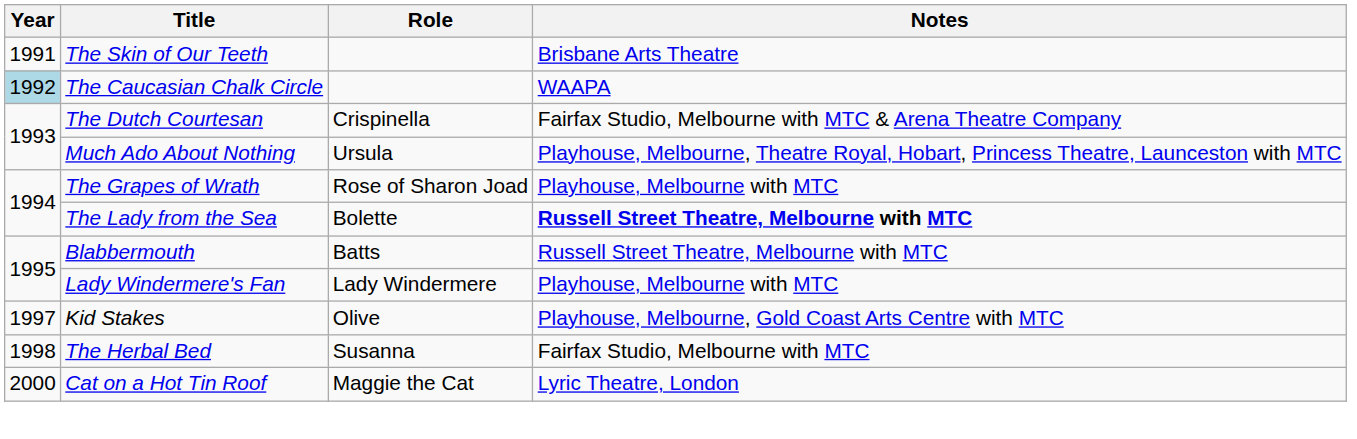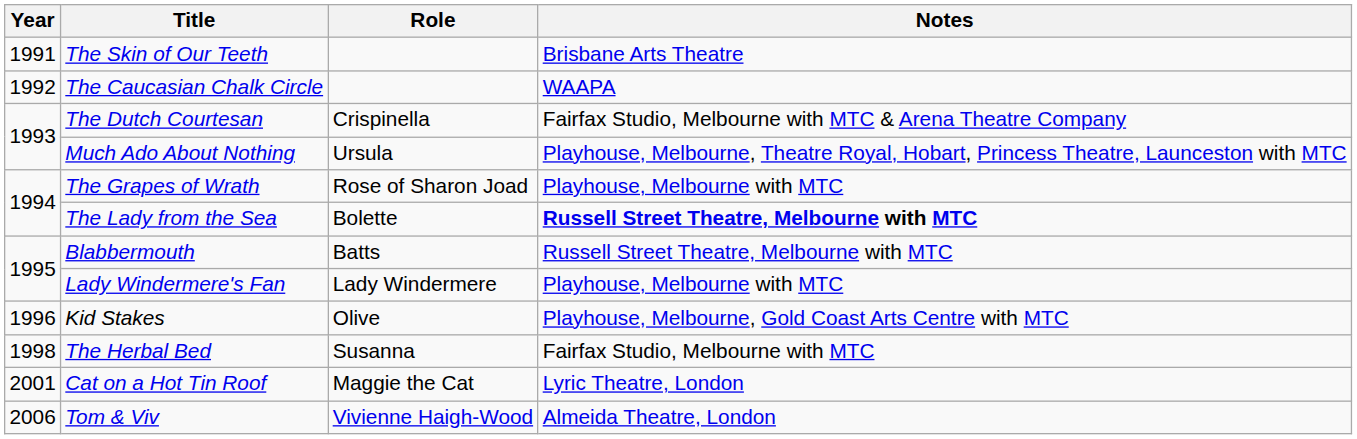(33, 86) lightblue background -> (33, 86) no background
(33, 317) 1997 -> (33, 317) 1996
(33, 383) 2000 -> (33, 383) 2001
+ row: (112, 416)
